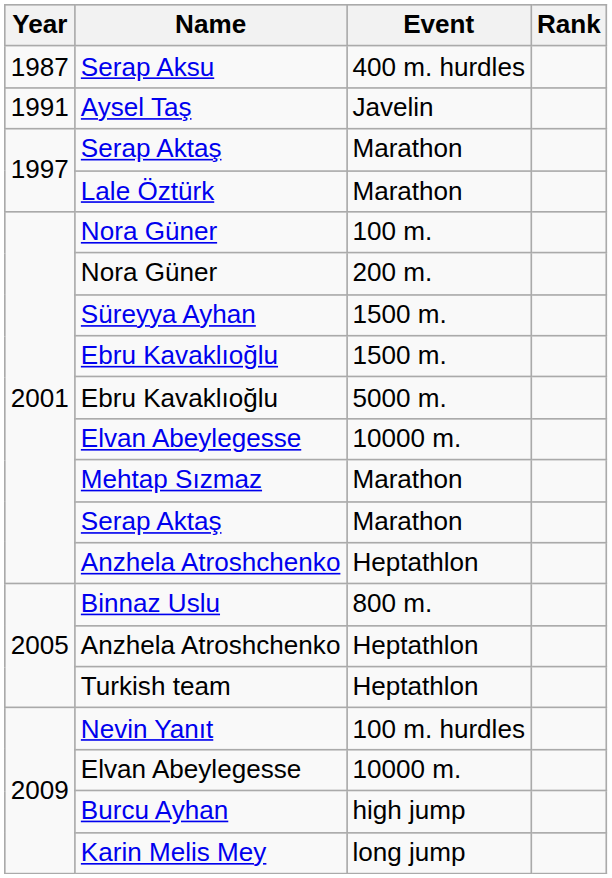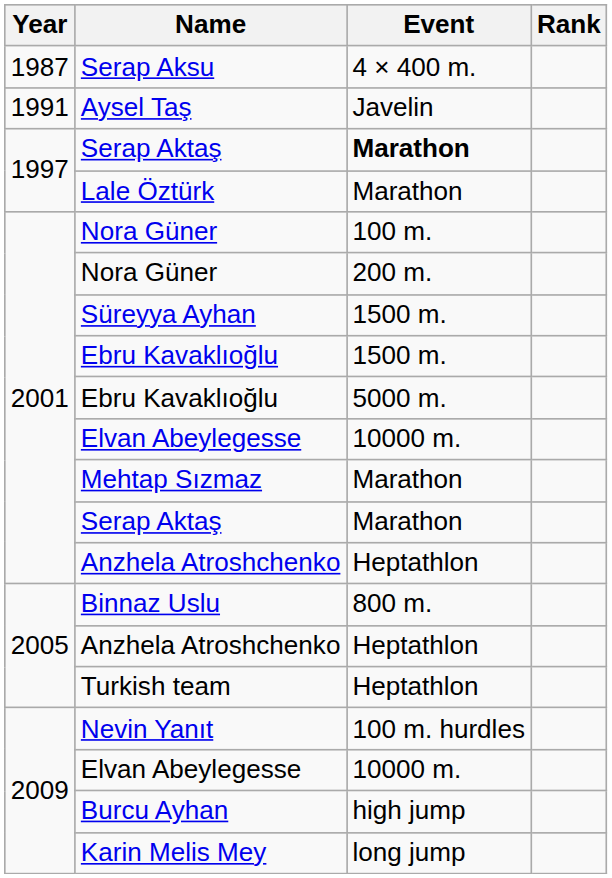(439, 66) 400 m. hurdles -> (414, 66) 4 × 400 m.
(408, 149) normal -> (411, 149) bold
